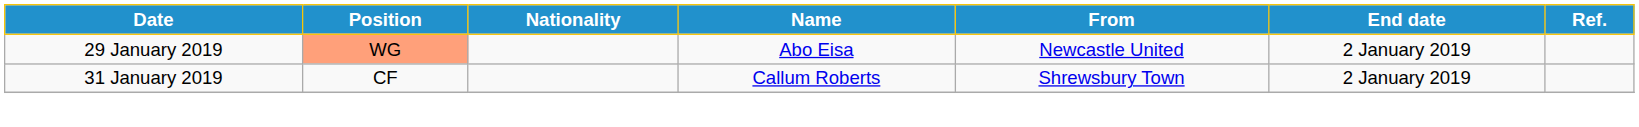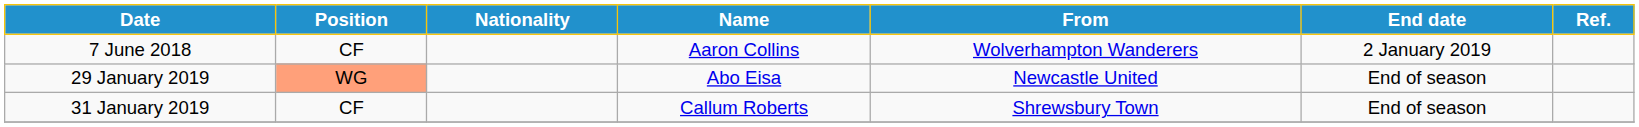+ row: (140, 49)
(1407, 49) 2 January 2019 -> (1427, 78) End of season
(1407, 78) 2 January 2019 -> (1427, 108) End of season
